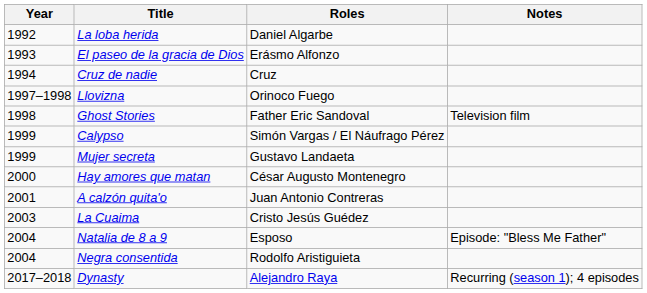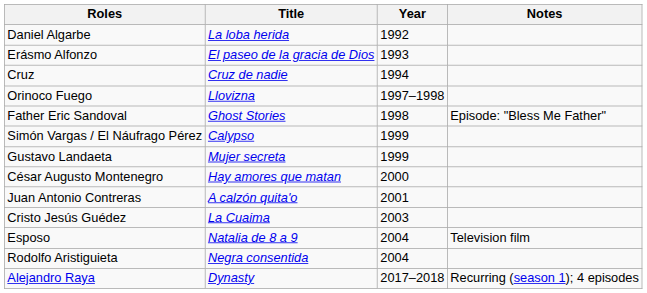columns swapped: (39, 14) <-> (347, 14)
(490, 116) Television film -> (528, 116) Episode: "Bless Me Father"
(528, 237) Episode: "Bless Me Father" -> (490, 237) Television film
